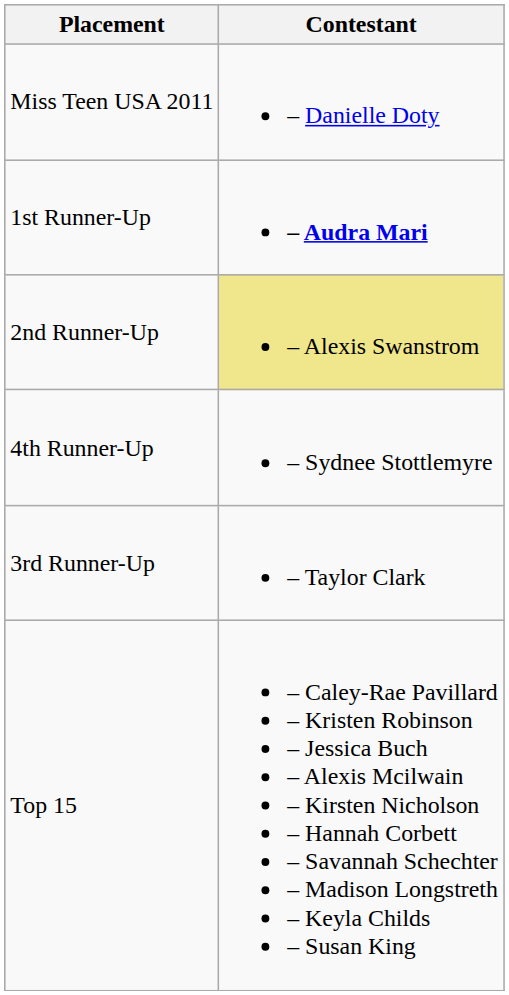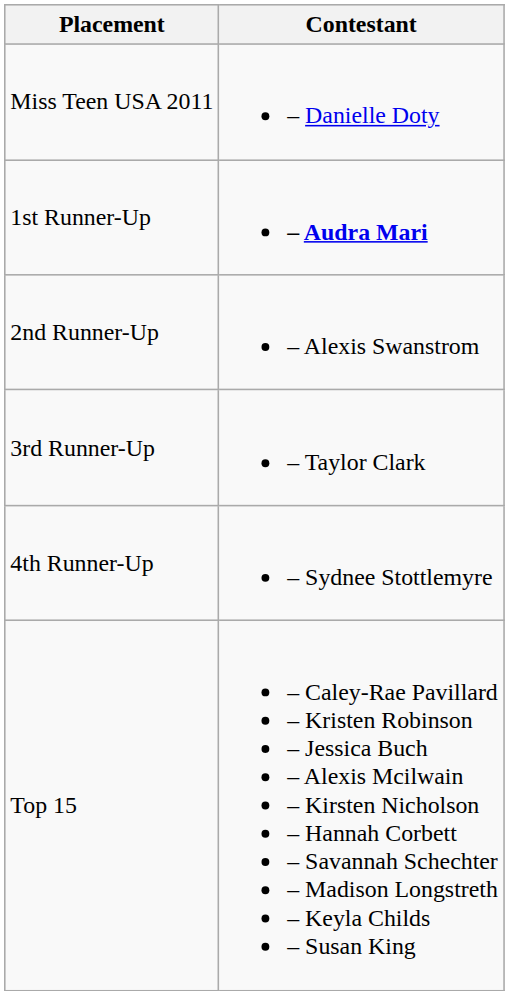(361, 347) khaki background -> (361, 347) no background
rows swapped: (83, 562) <-> (82, 447)
